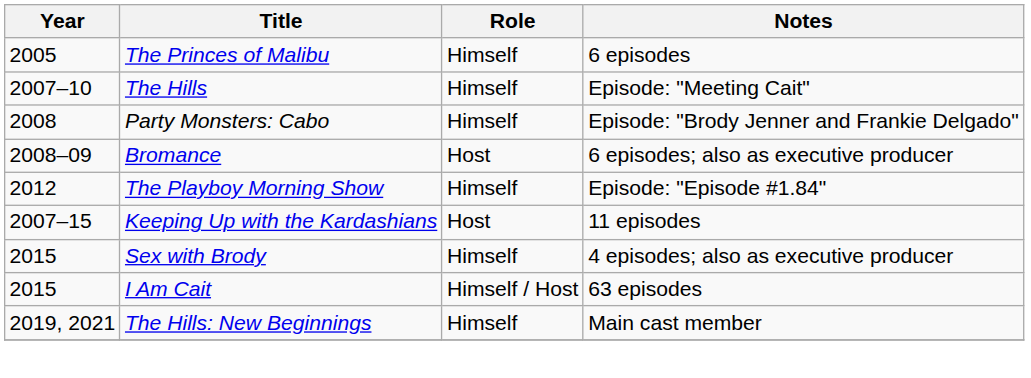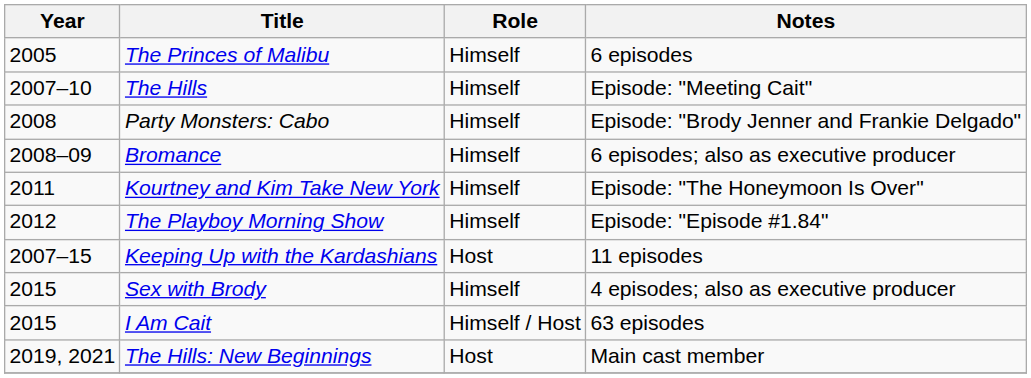(469, 155) Host -> (485, 155) Himself
+ row: (282, 188)
(482, 322) Himself -> (471, 356) Host
